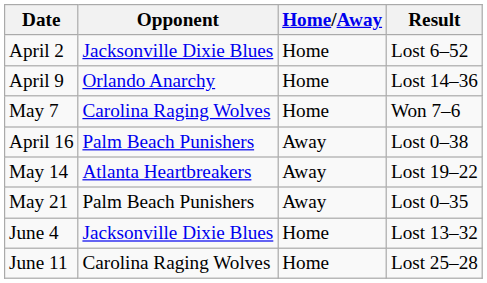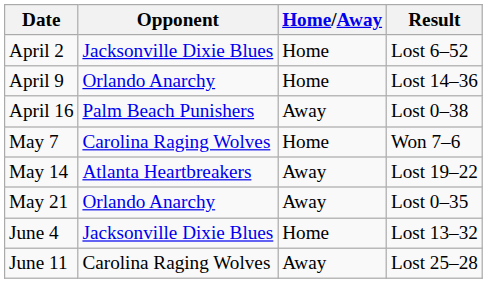rows swapped: (41, 141) <-> (34, 111)
(168, 202) Palm Beach Punishers -> (149, 202) Orlando Anarchy
(306, 263) Home -> (304, 263) Away
